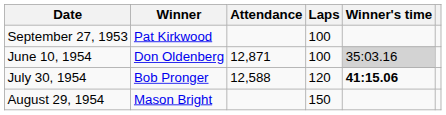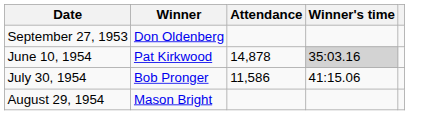- column: (324, 15)
(173, 36) Pat Kirkwood -> (179, 36) Don Oldenberg
(179, 57) Don Oldenberg -> (173, 57) Pat Kirkwood
(250, 57) 12,871 -> (250, 57) 14,878
(250, 78) 12,588 -> (250, 78) 11,586
(372, 78) bold -> (334, 78) normal
